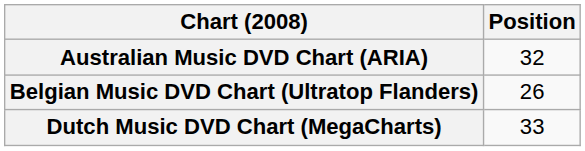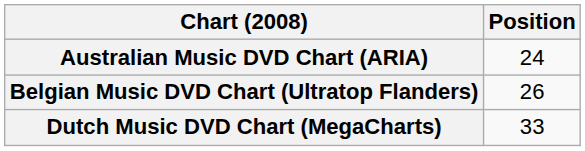(532, 57) 32 -> (532, 57) 24
